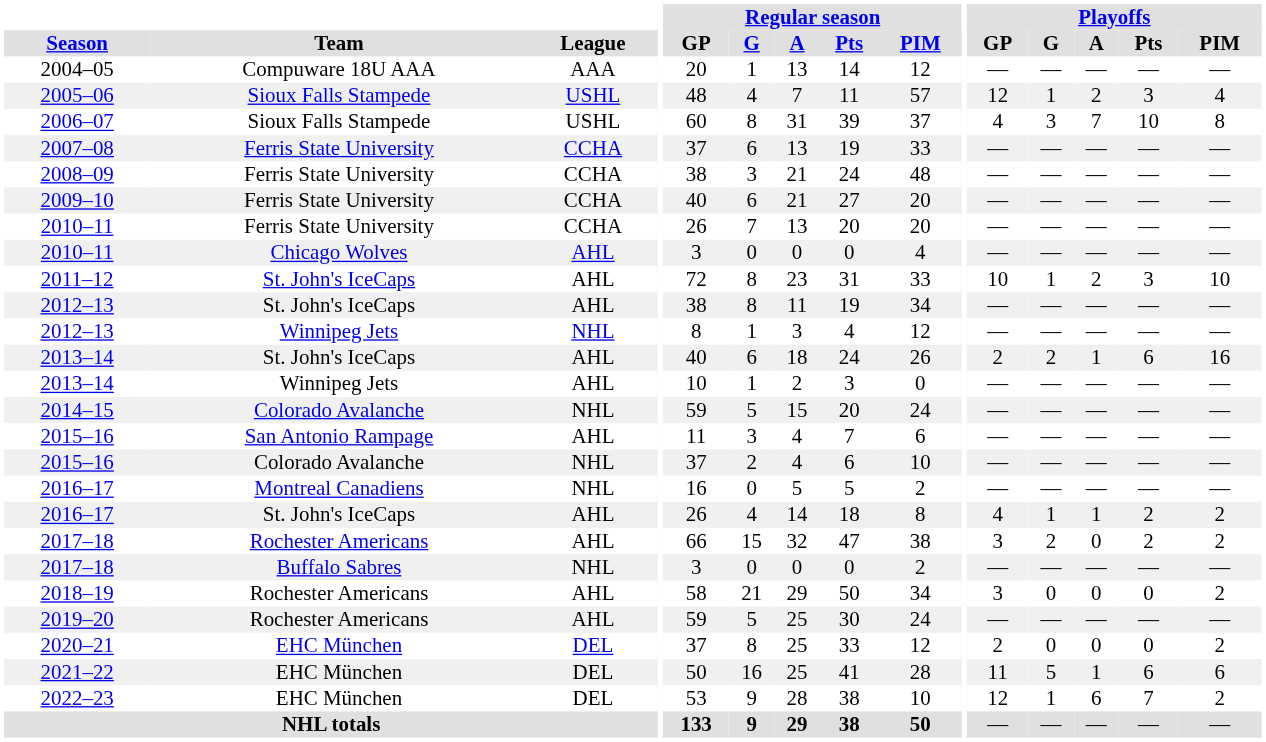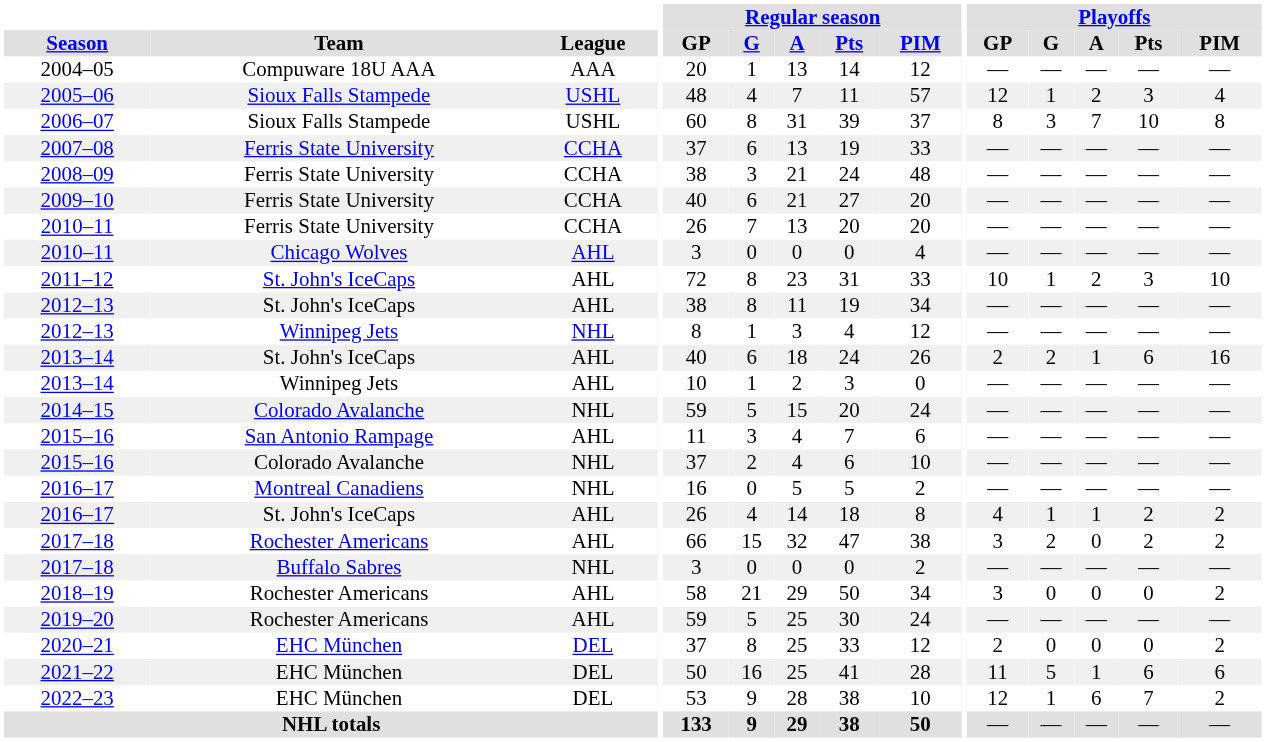(998, 121) 4 -> (998, 121) 8
